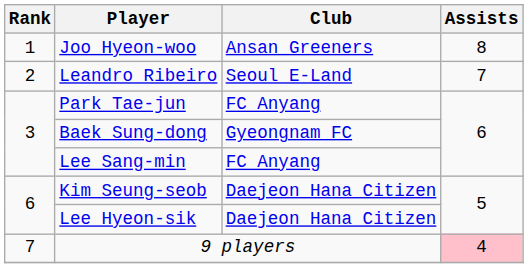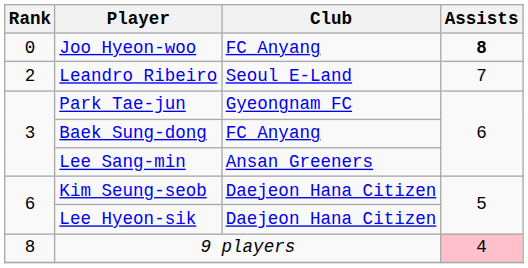(30, 48) 1 -> (30, 48) 0
(299, 48) Ansan Greeners -> (273, 48) FC Anyang
(482, 48) normal -> (482, 48) bold
(273, 105) FC Anyang -> (289, 105) Gyeongnam FC
(289, 133) Gyeongnam FC -> (273, 133) FC Anyang
(273, 162) FC Anyang -> (299, 162) Ansan Greeners
(30, 248) 7 -> (30, 248) 8
